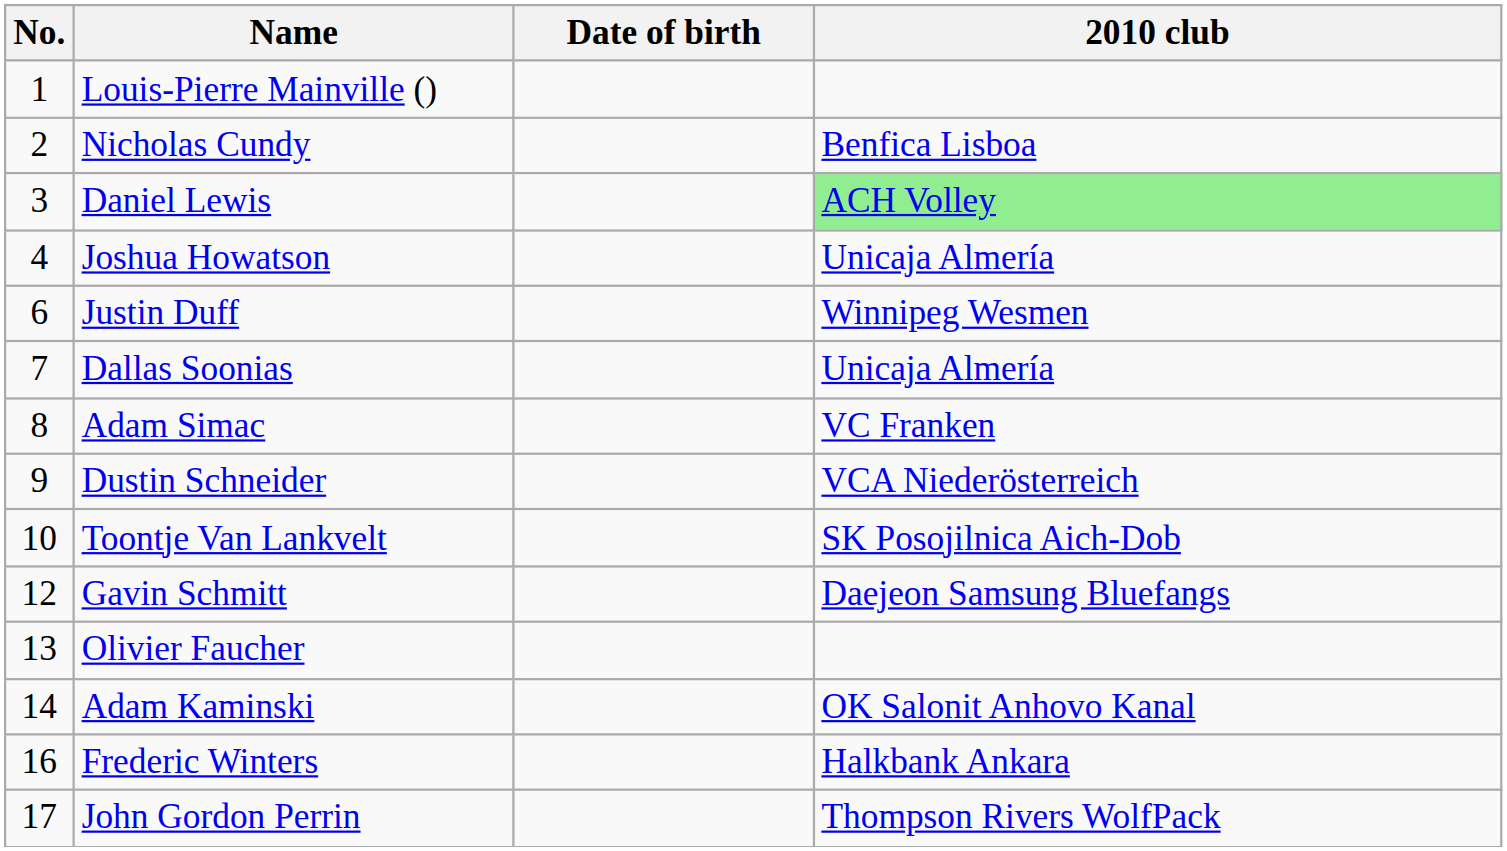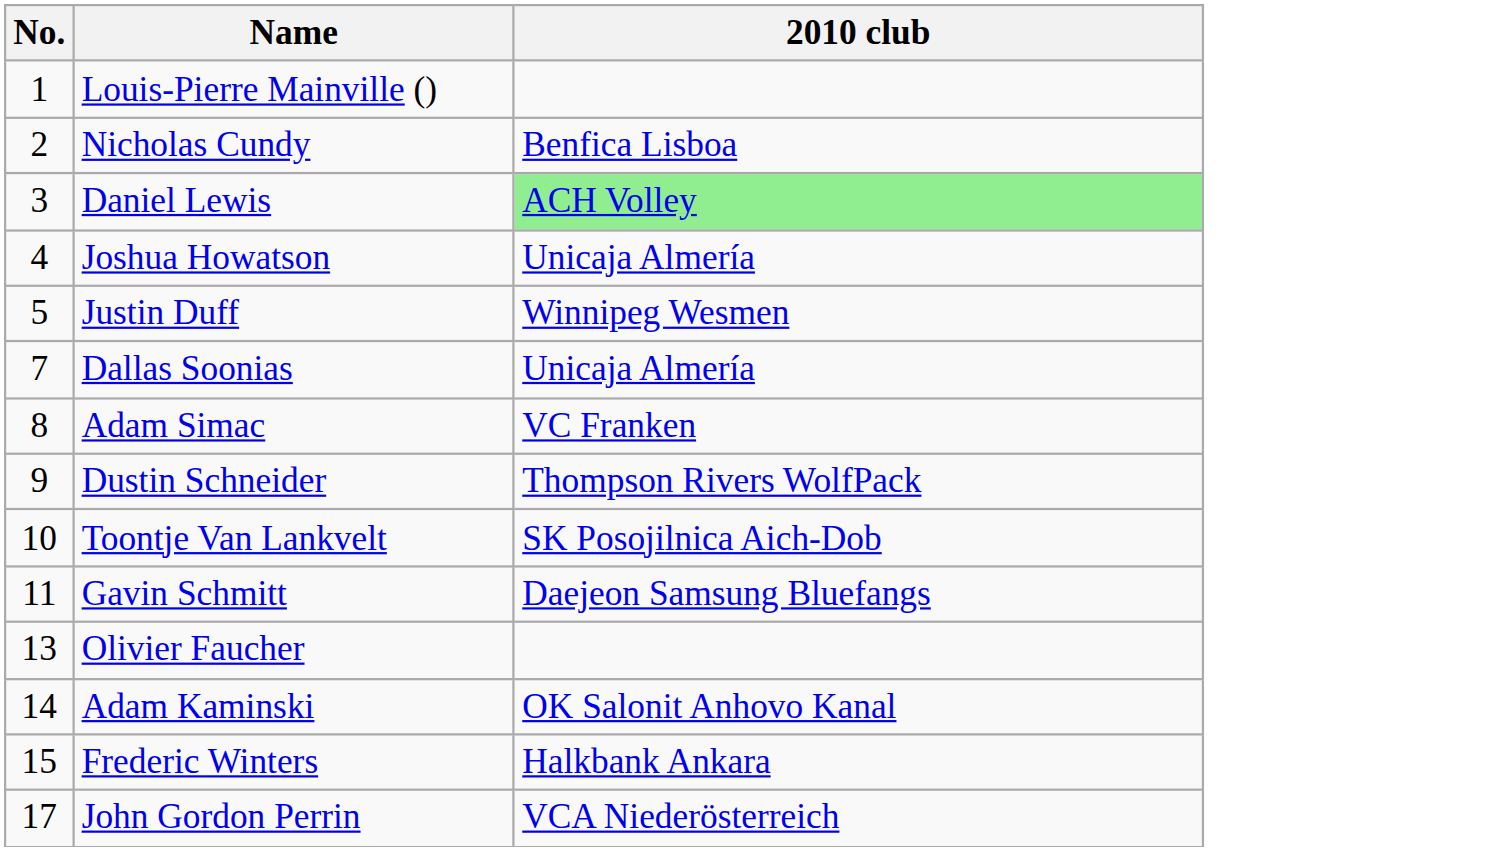- column: (664, 32)
(39, 312) 6 -> (39, 312) 5
(980, 481) VCA Niederösterreich -> (722, 481) Thompson Rivers WolfPack
(39, 593) 12 -> (39, 593) 11
(39, 761) 16 -> (39, 761) 15
(1021, 817) Thompson Rivers WolfPack -> (681, 817) VCA Niederösterreich
